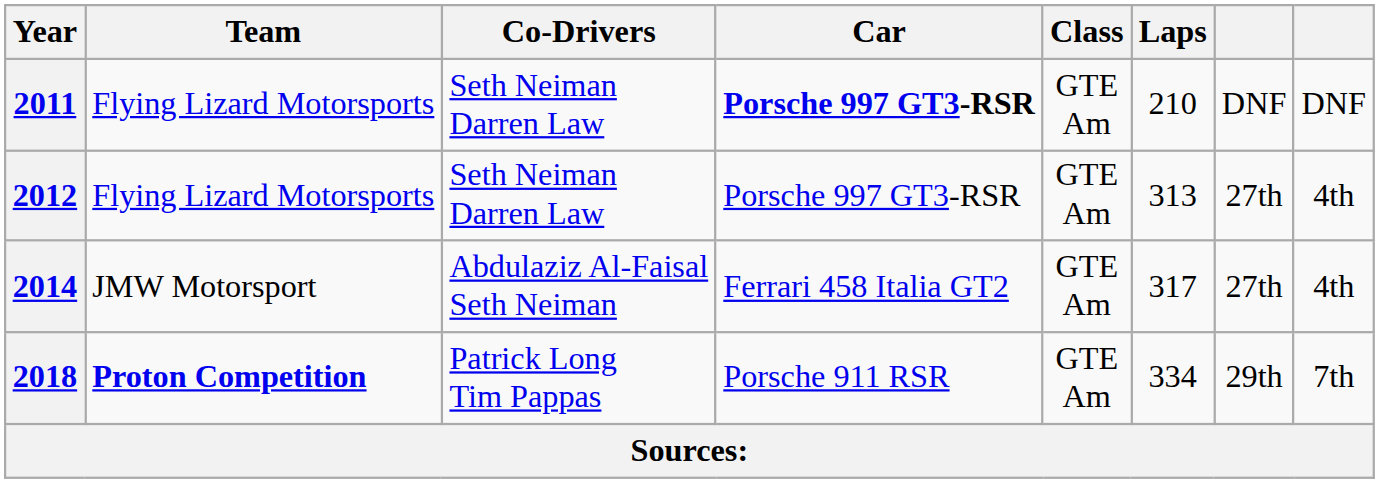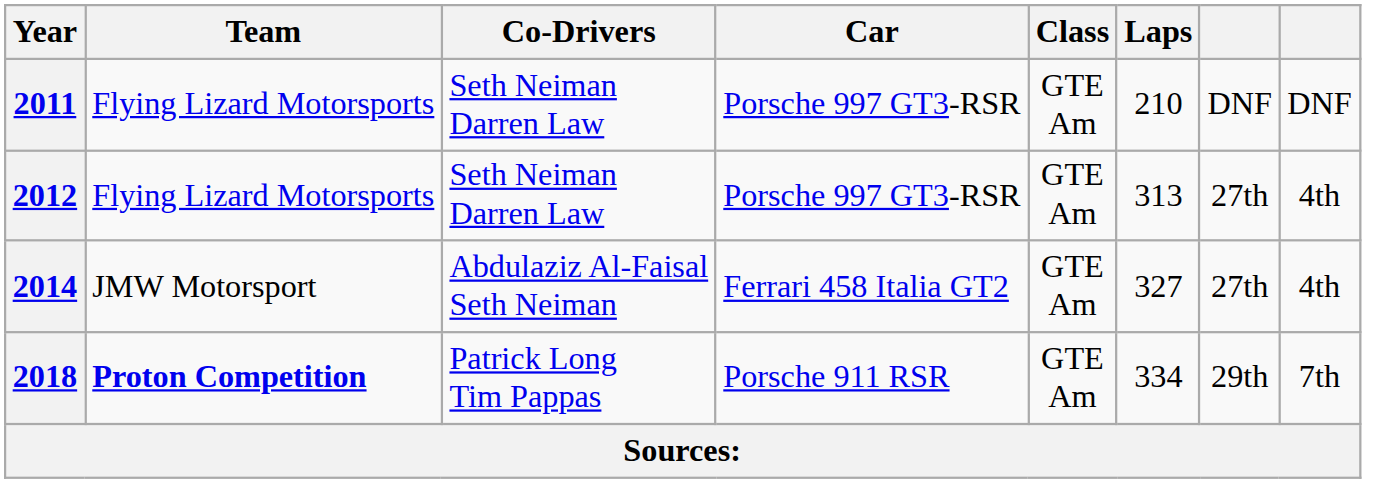(879, 103) bold -> (872, 103) normal
(1173, 286) 317 -> (1158, 286) 327
